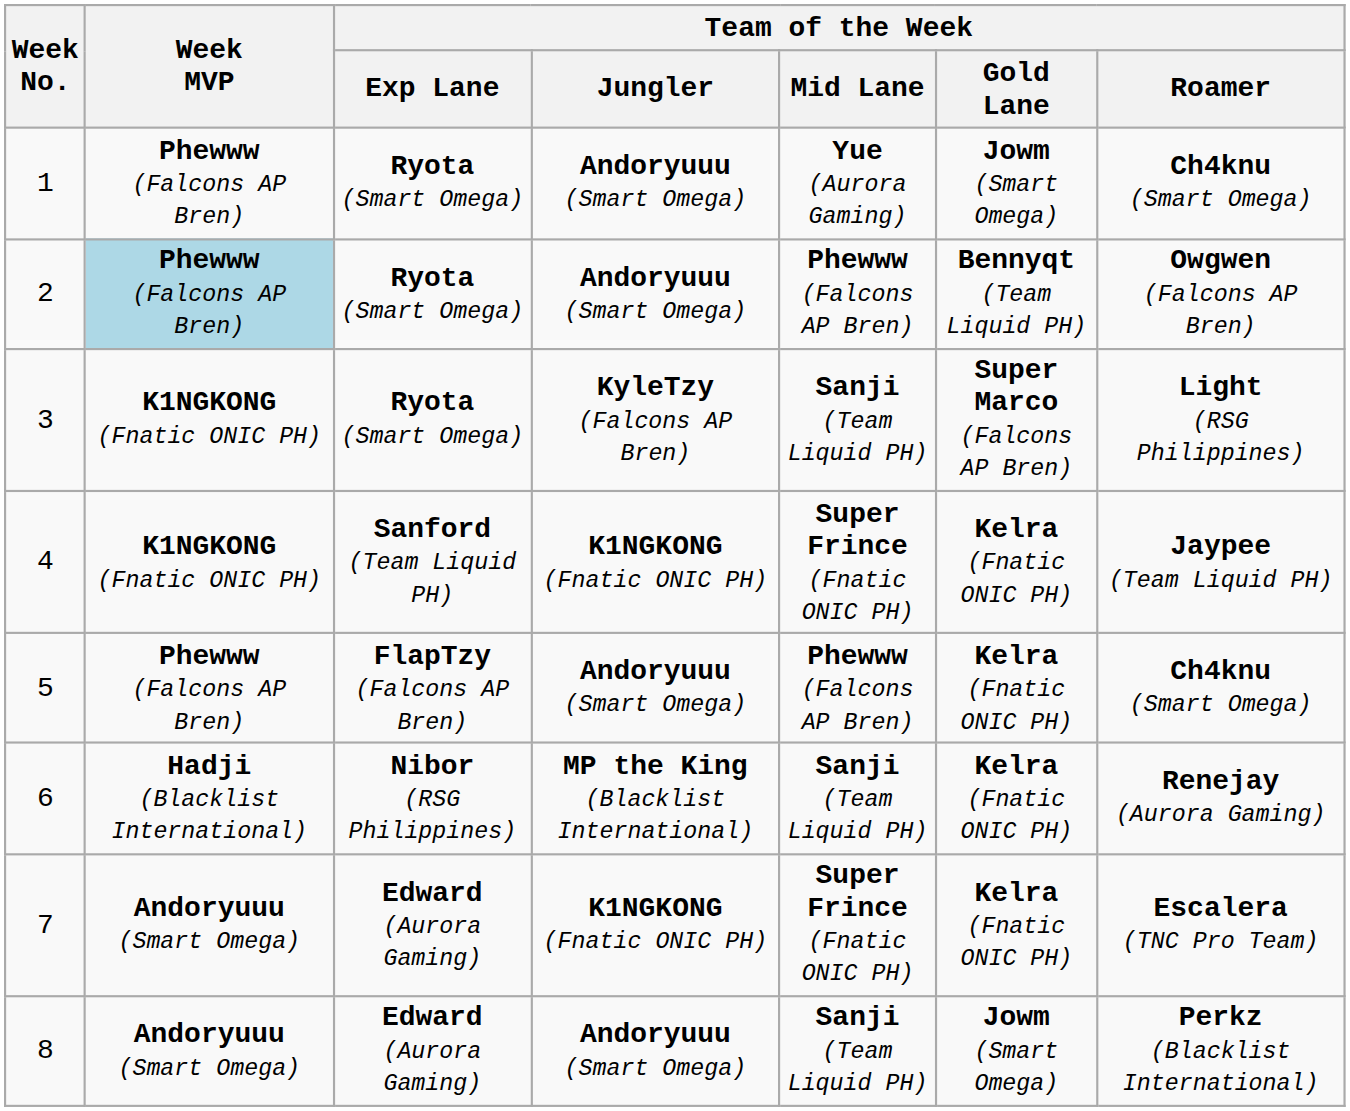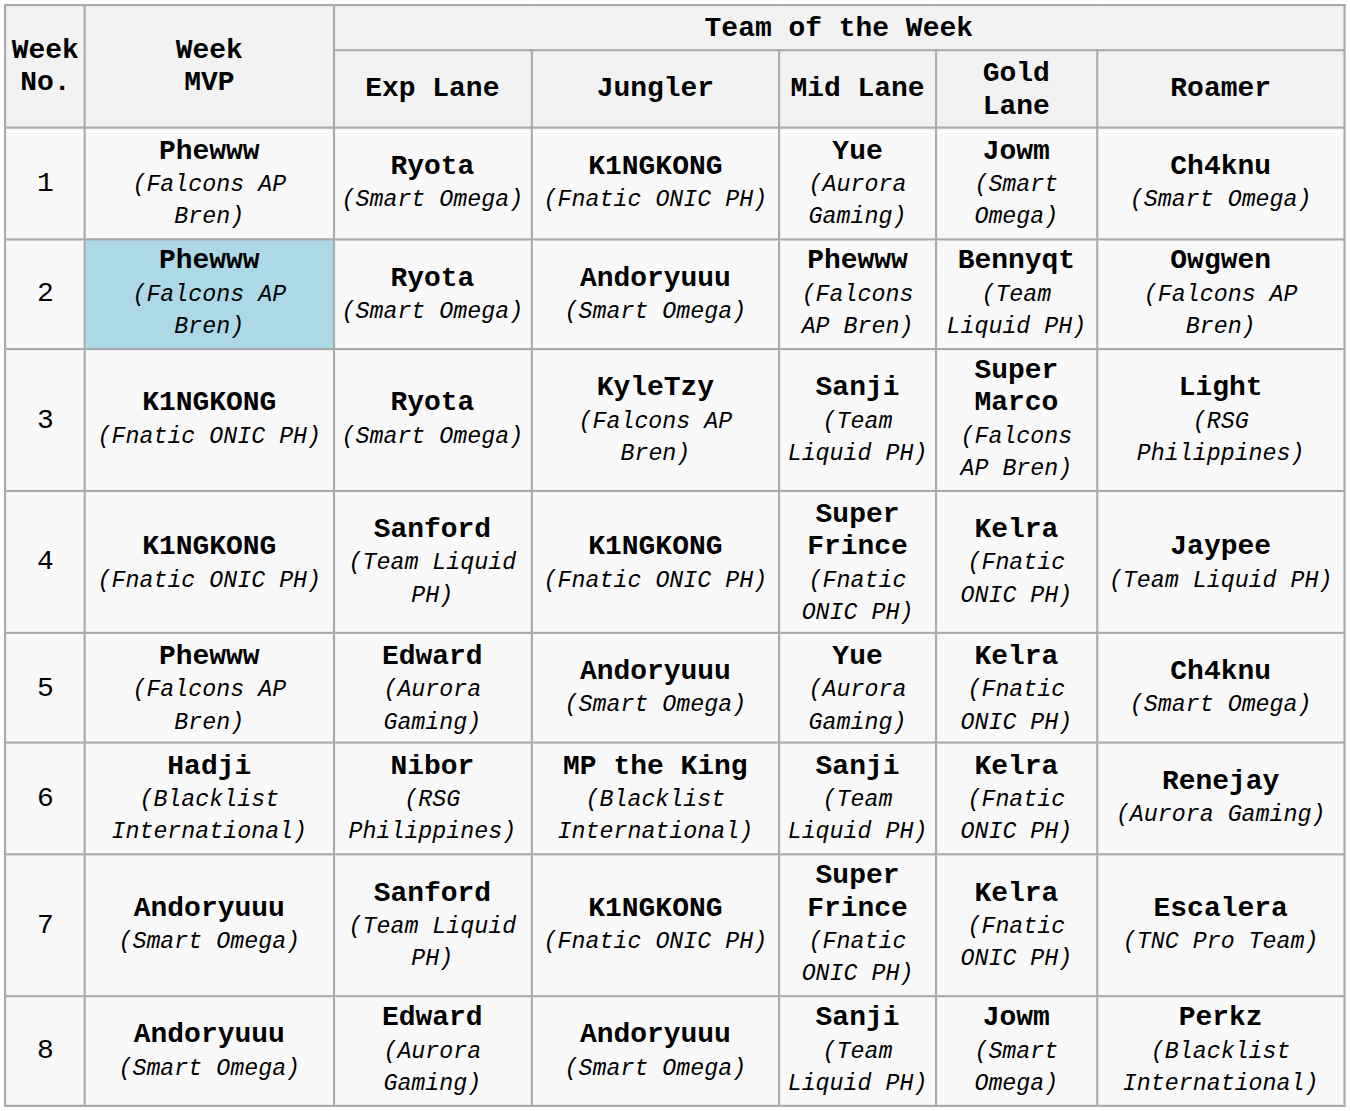(655, 183) Andoryuuu (Smart Omega) -> (655, 183) K1NGKONG (Fnatic ONIC PH)
(432, 688) FlapTzy (Falcons AP Bren) -> (432, 688) Edward (Aurora Gaming)
(858, 688) Phewww (Falcons AP Bren) -> (858, 688) Yue (Aurora Gaming)
(432, 924) Edward (Aurora Gaming) -> (432, 924) Sanford (Team Liquid PH)
